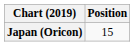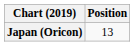(107, 31) 15 -> (107, 31) 13
